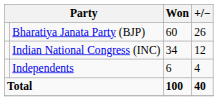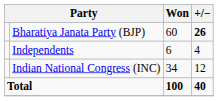(200, 31) normal -> (200, 31) bold
rows swapped: (86, 50) <-> (43, 68)
